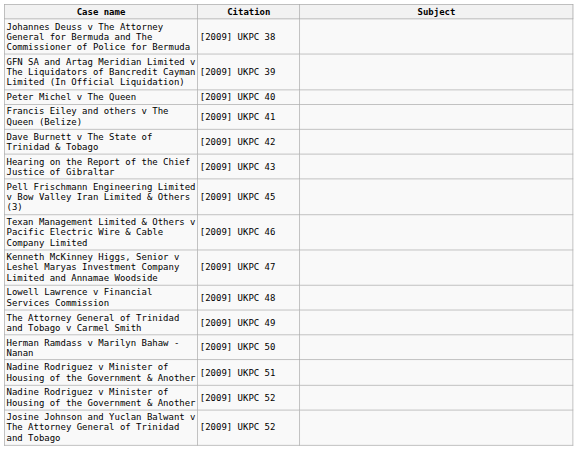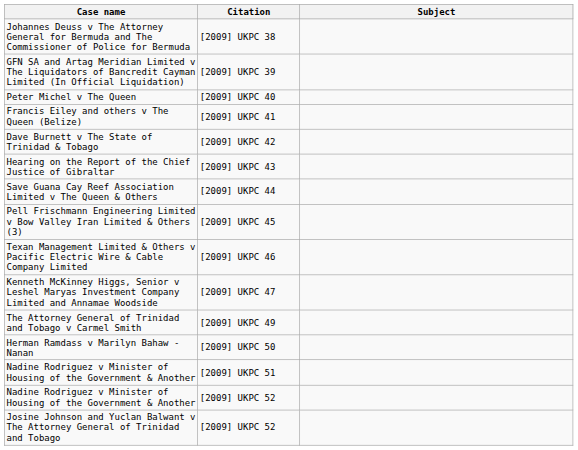+ row: (90, 192)
- row: (79, 298)
